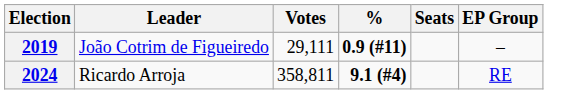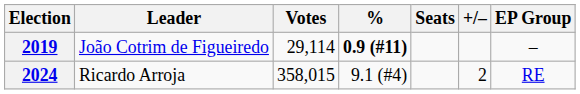+ column: (475, 18)
(310, 46) 29,111 -> (311, 46) 29,114
(306, 74) 358,811 -> (306, 74) 358,015
(378, 74) bold -> (379, 74) normal
